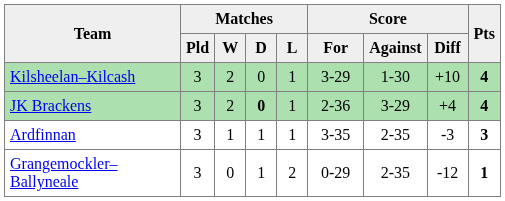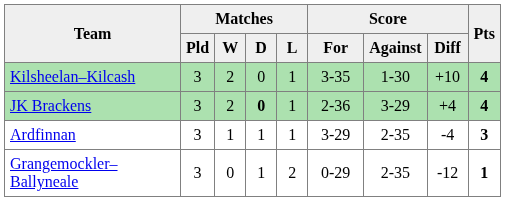(336, 76) 3-29 -> (336, 76) 3-35
(336, 134) 3-35 -> (336, 134) 3-29
(448, 134) -3 -> (448, 134) -4
